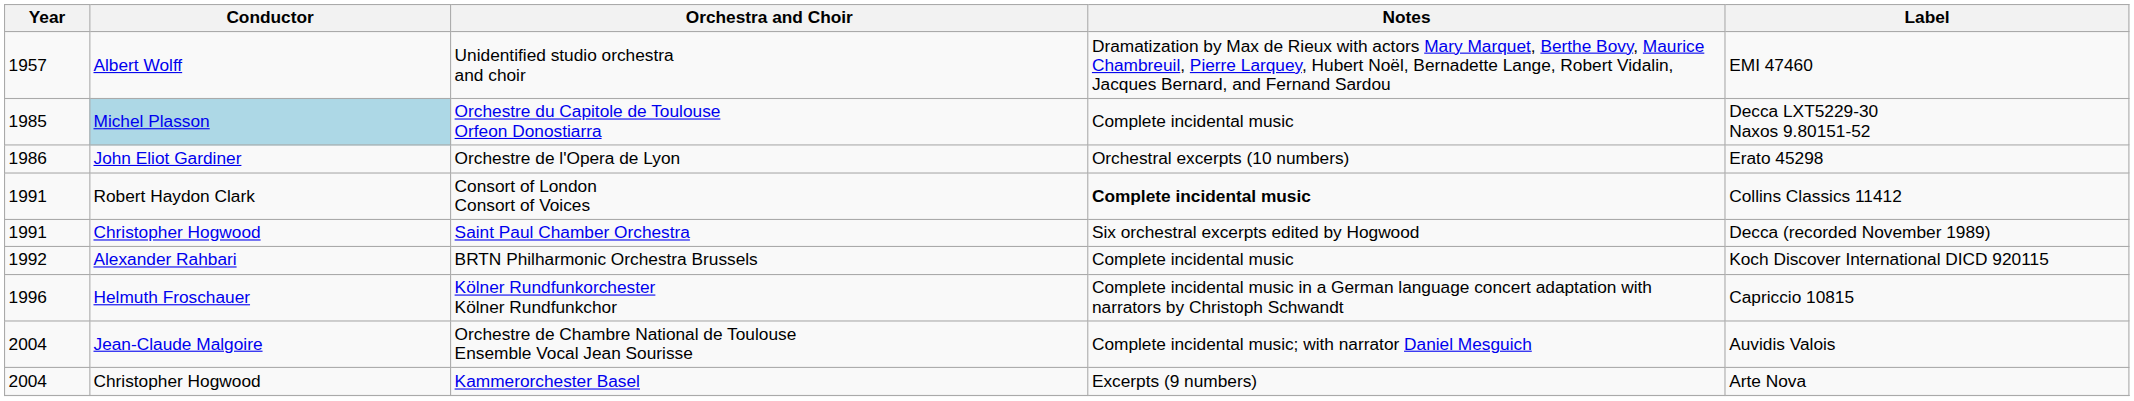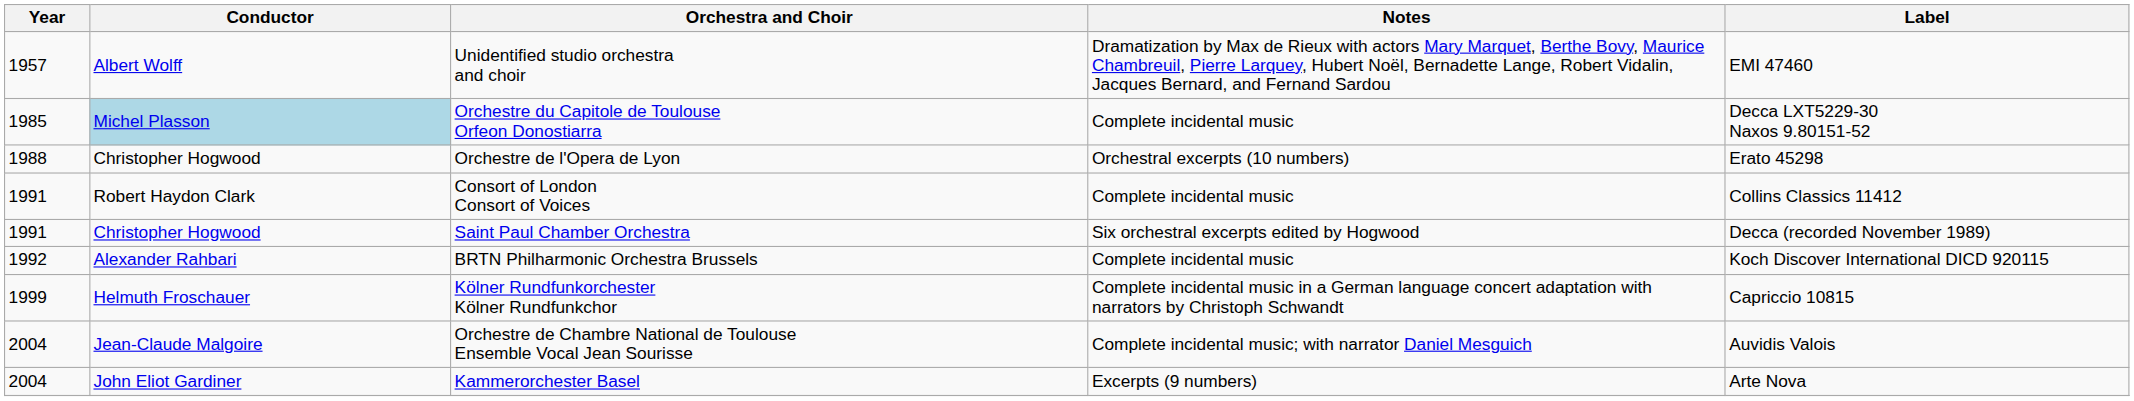(28, 158) 1986 -> (28, 158) 1988
(167, 158) John Eliot Gardiner -> (177, 158) Christopher Hogwood
(1201, 195) bold -> (1193, 195) normal
(28, 297) 1996 -> (28, 297) 1999
(177, 381) Christopher Hogwood -> (167, 381) John Eliot Gardiner
